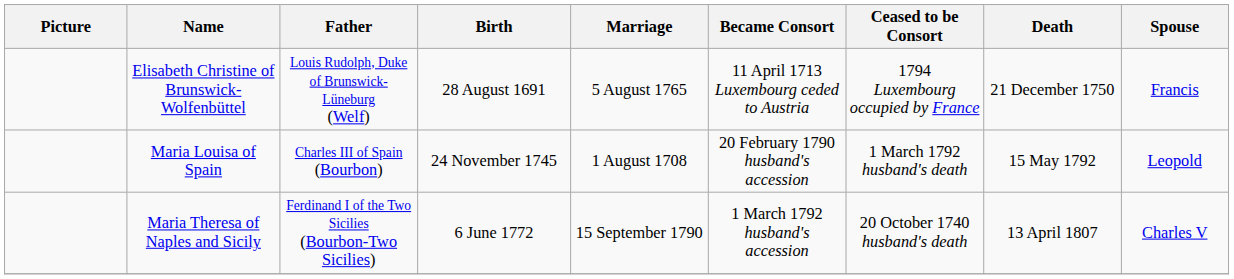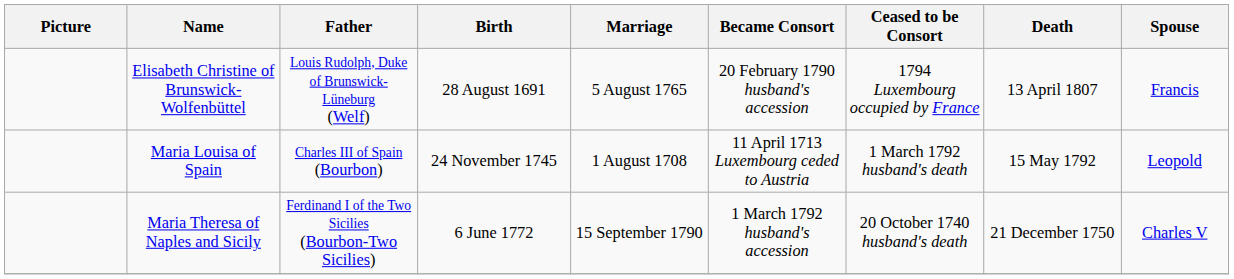(777, 89) 11 April 1713 Luxembourg ceded to Austria -> (777, 89) 20 February 1790 husband's accession
(1052, 89) 21 December 1750 -> (1052, 89) 13 April 1807
(777, 161) 20 February 1790 husband's accession -> (777, 161) 11 April 1713 Luxembourg ceded to Austria
(1052, 232) 13 April 1807 -> (1052, 232) 21 December 1750
